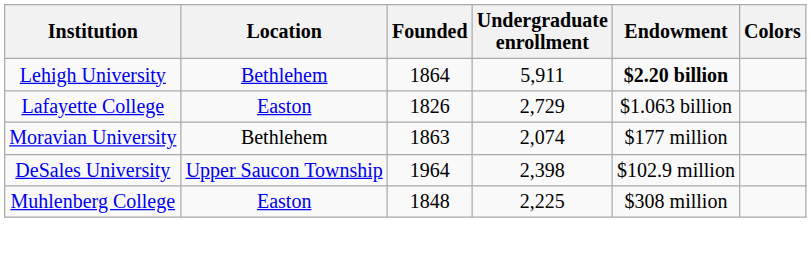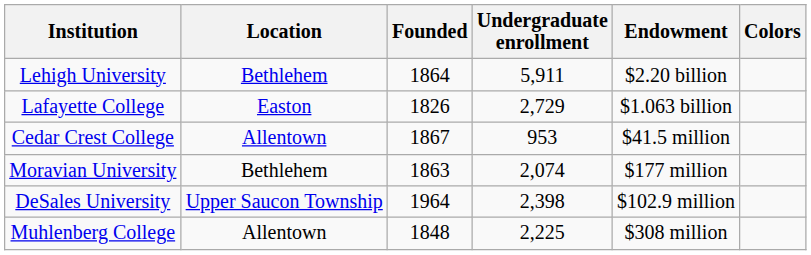(676, 74) bold -> (676, 74) normal
+ row: (93, 138)
(284, 201) Easton -> (284, 233) Allentown
